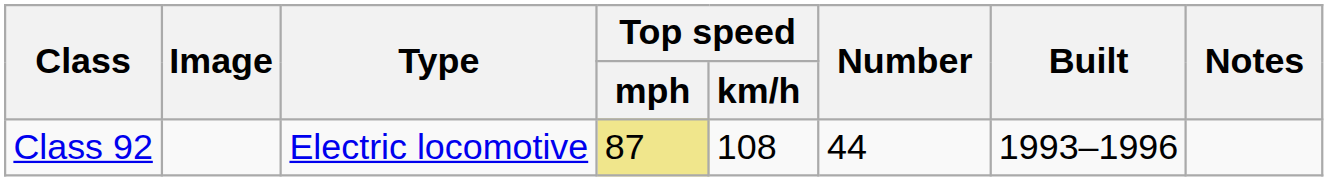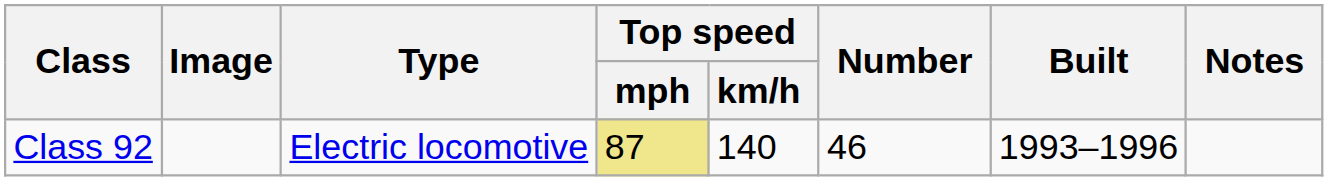(747, 146) 108 -> (747, 146) 140
(847, 146) 44 -> (847, 146) 46
